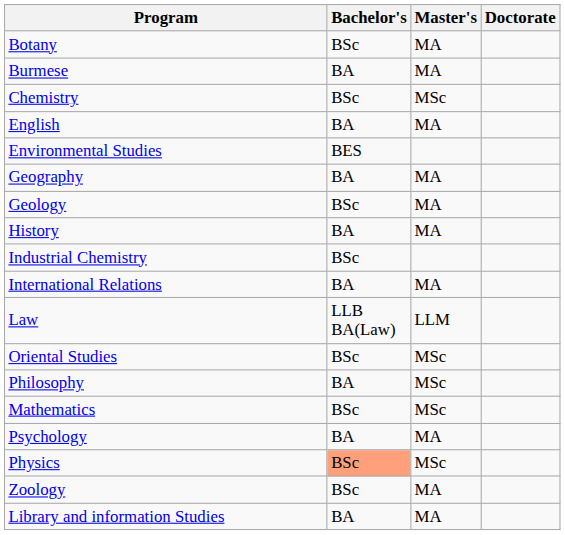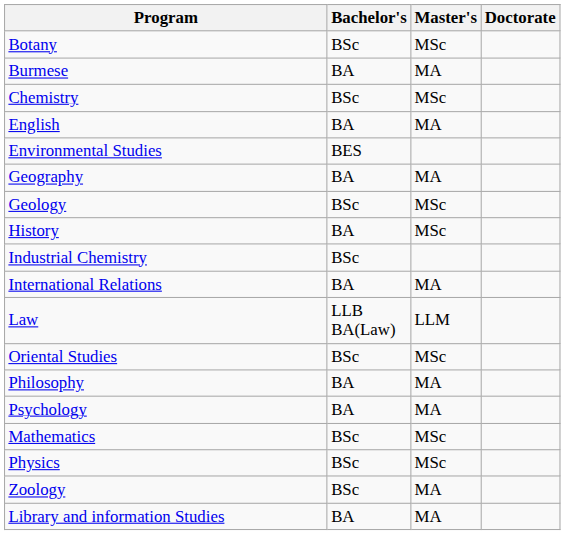(428, 44) MA -> (430, 44) MSc
(428, 204) MA -> (430, 204) MSc
(428, 230) MA -> (430, 230) MSc
(430, 383) MSc -> (428, 383) MA
rows swapped: (48, 436) <-> (52, 409)
(345, 463) lightsalmon background -> (345, 463) no background
